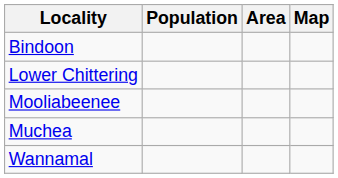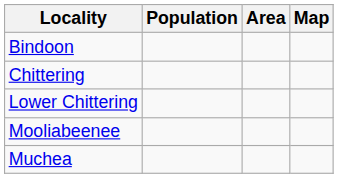+ row: (47, 74)
- row: (51, 159)
